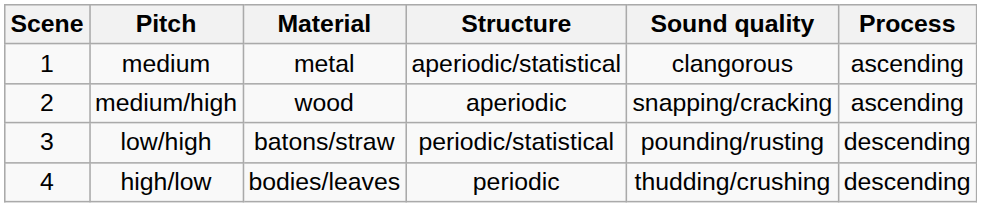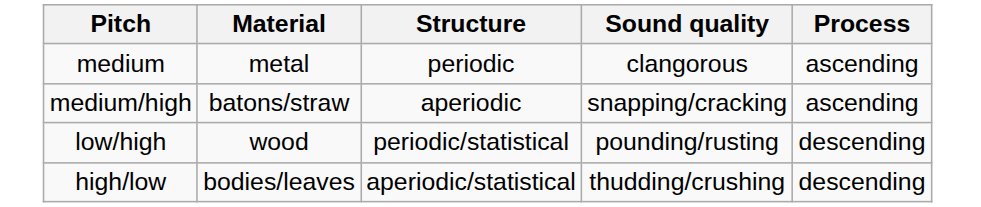- column: (47, 24)
(516, 63) aperiodic/statistical -> (471, 63) periodic
(324, 102) wood -> (279, 102) batons/straw
(324, 142) batons/straw -> (279, 142) wood
(516, 181) periodic -> (471, 181) aperiodic/statistical
